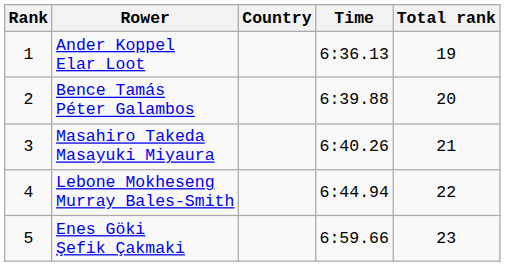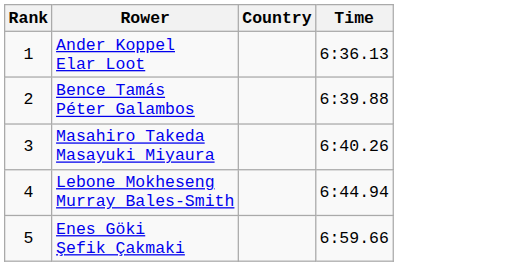- column: (446, 18)
